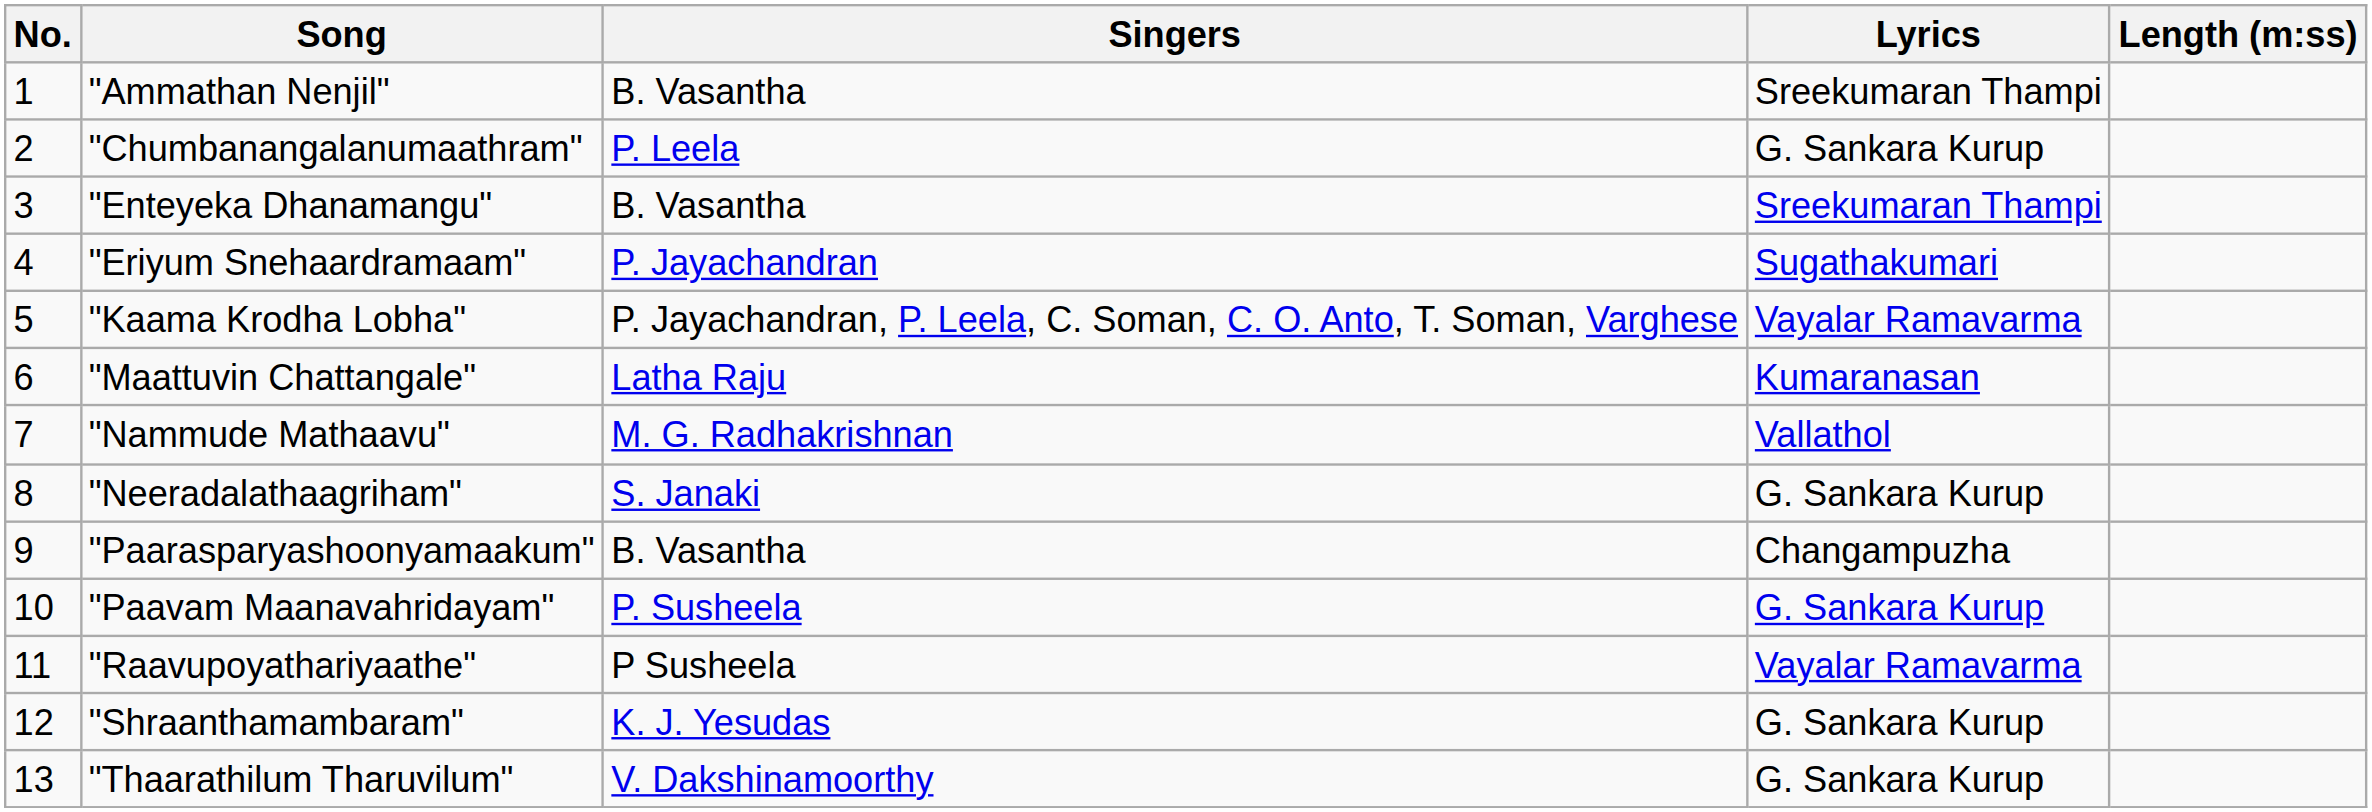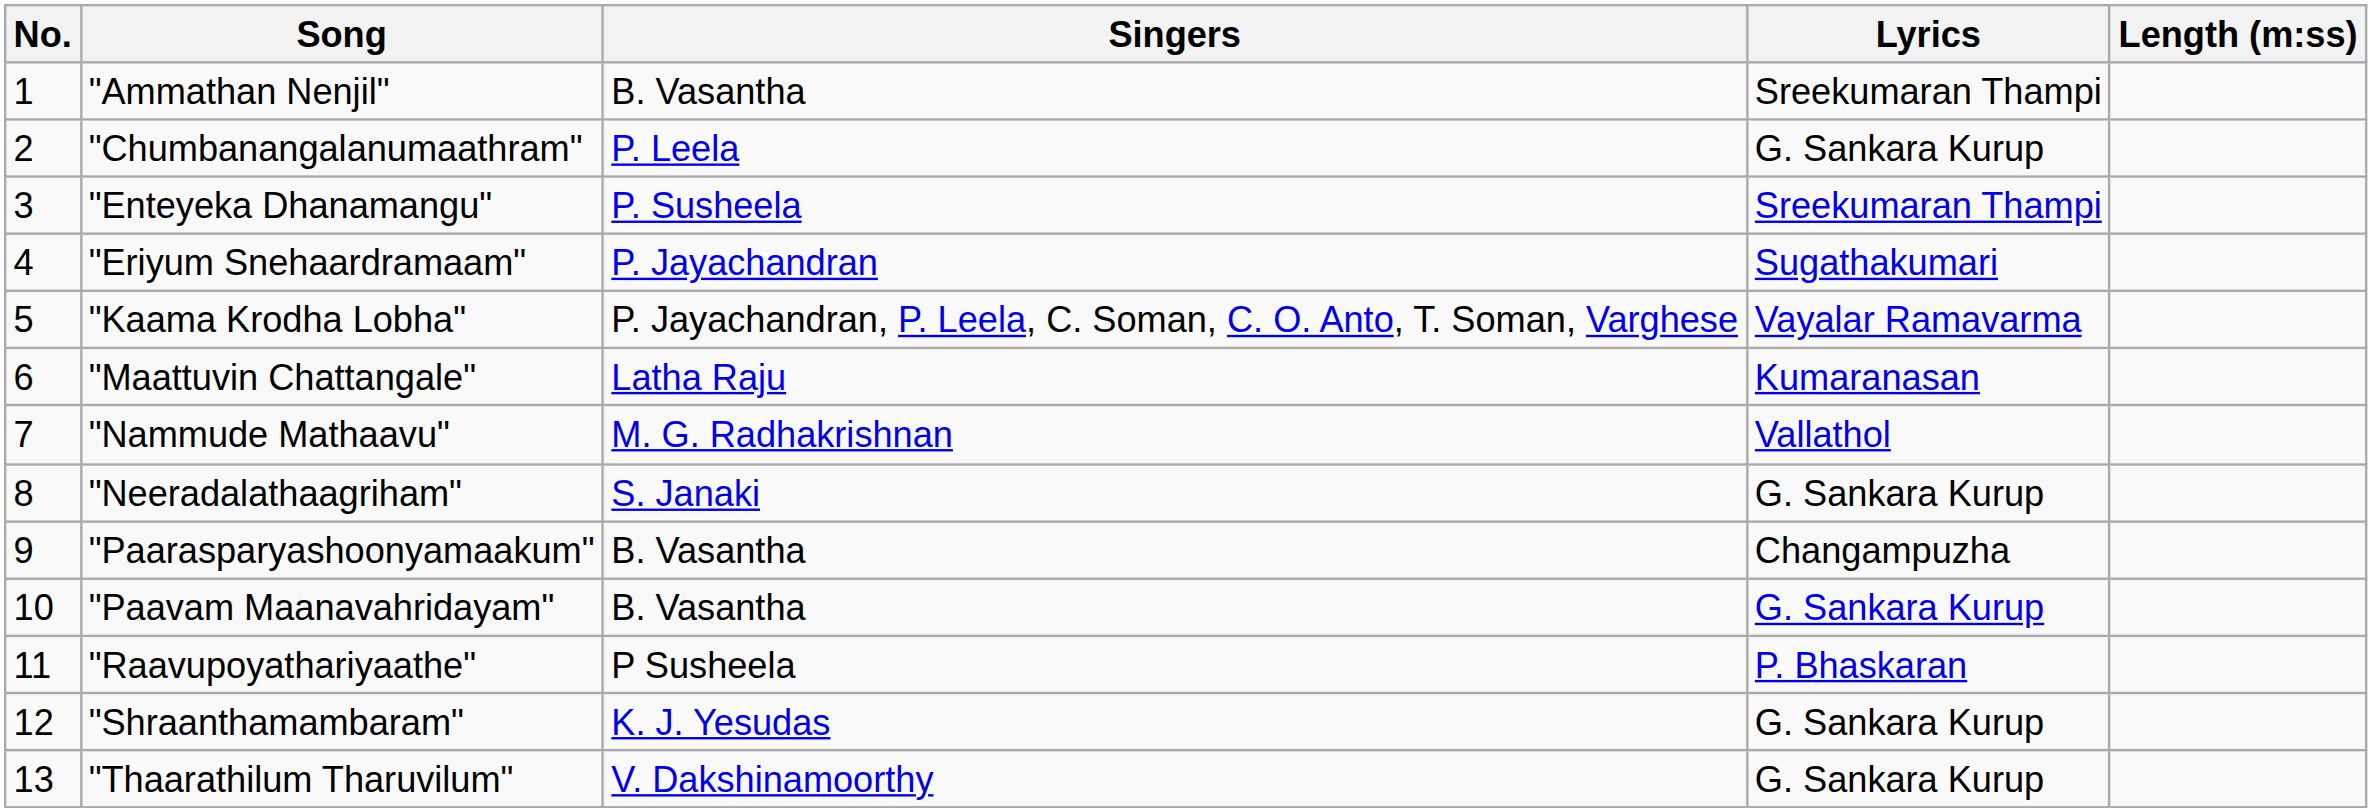(708, 206) B. Vasantha -> (706, 206) P. Susheela
(706, 607) P. Susheela -> (708, 607) B. Vasantha
(1918, 664) Vayalar Ramavarma -> (1861, 664) P. Bhaskaran
